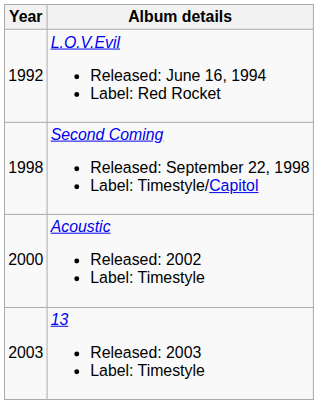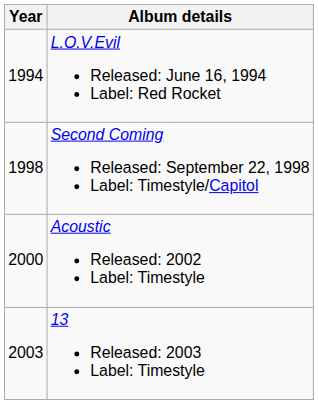(26, 75) 1992 -> (26, 75) 1994
